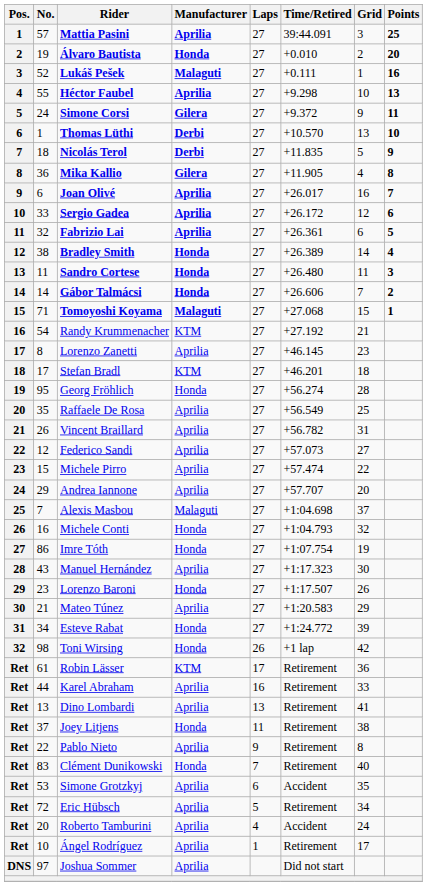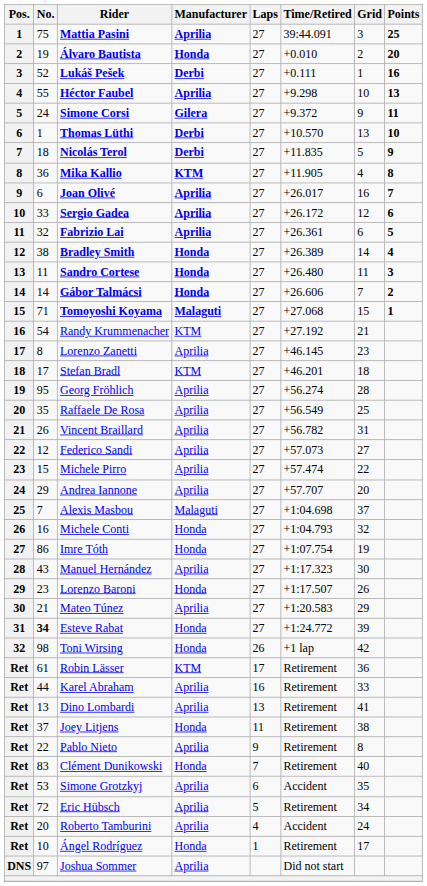(43, 34) 57 -> (43, 34) 75
(198, 73) Malaguti -> (189, 73) Derbi
(191, 172) Gilera -> (189, 172) KTM
(191, 390) Honda -> (192, 390) Aprilia
(43, 628) normal -> (43, 628) bold
(192, 846) Aprilia -> (191, 846) Honda
